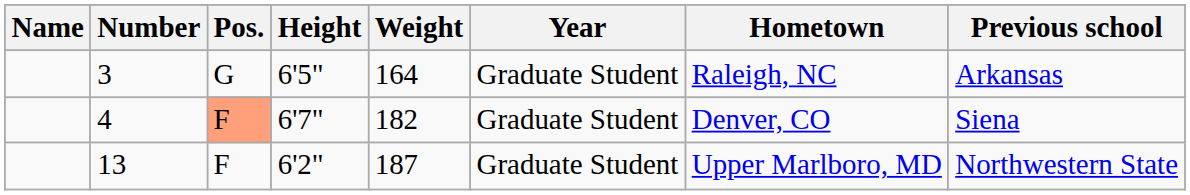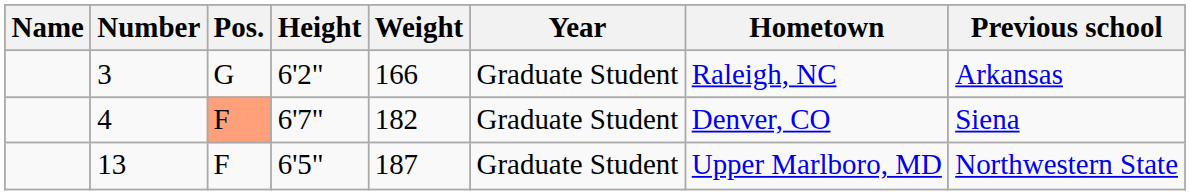(301, 73) 6'5" -> (301, 73) 6'2"
(396, 73) 164 -> (396, 73) 166
(301, 165) 6'2" -> (301, 165) 6'5"
